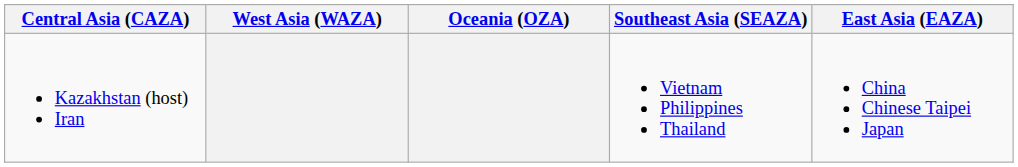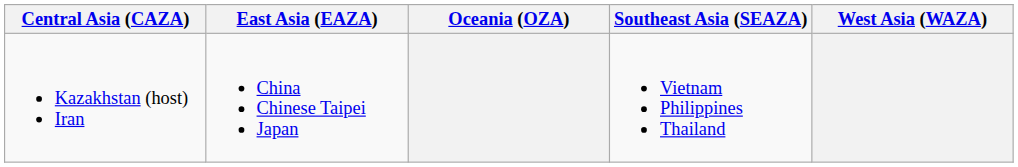columns swapped: (912, 19) <-> (307, 19)
